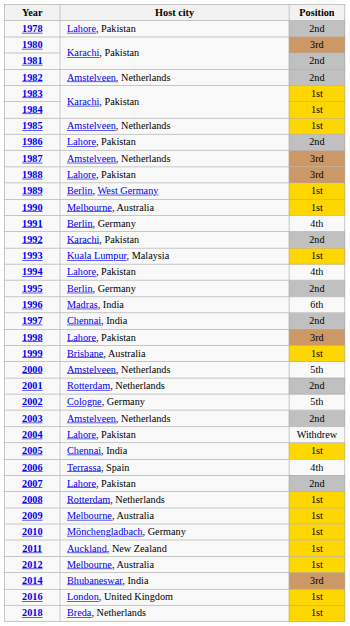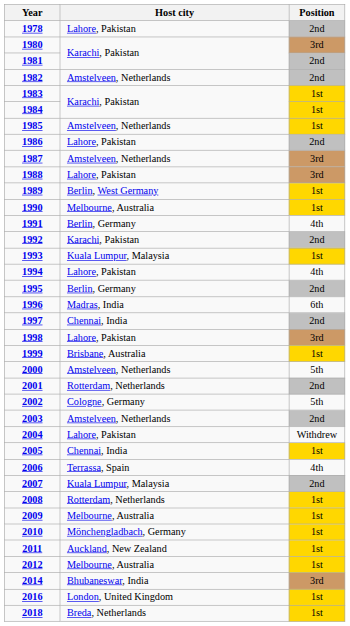(101, 483) Lahore, Pakistan -> (118, 483) Kuala Lumpur, Malaysia
